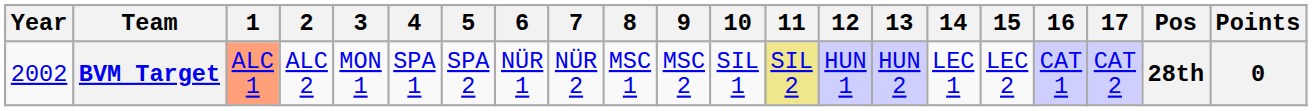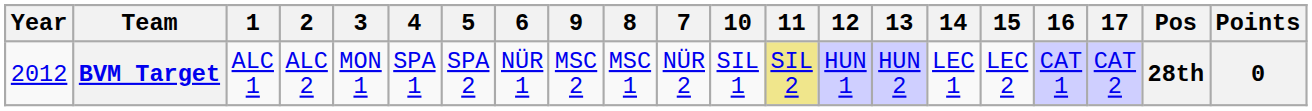columns swapped: (576, 24) <-> (684, 24)
(39, 74) 2002 -> (39, 74) 2012
(253, 74) lightsalmon background -> (253, 74) no background
